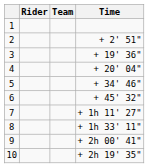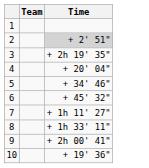- column: (35, 12)
(120, 40) no background -> (89, 40) lightgrey background
(118, 55) + 19' 36" -> (79, 55) + 2h 19' 35"
(110, 156) + 2h 19' 35" -> (87, 156) + 19' 36"
